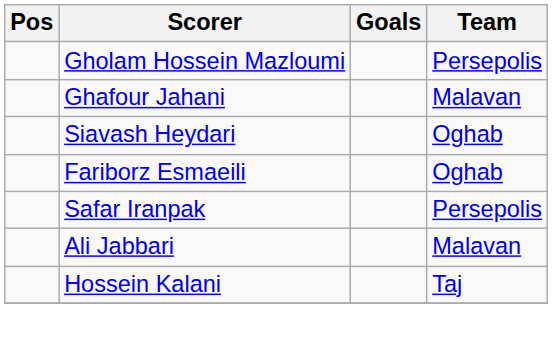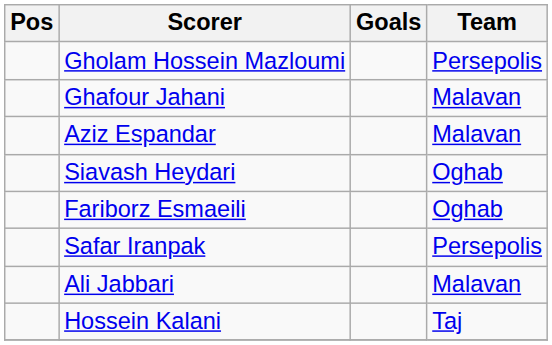+ row: (140, 135)
